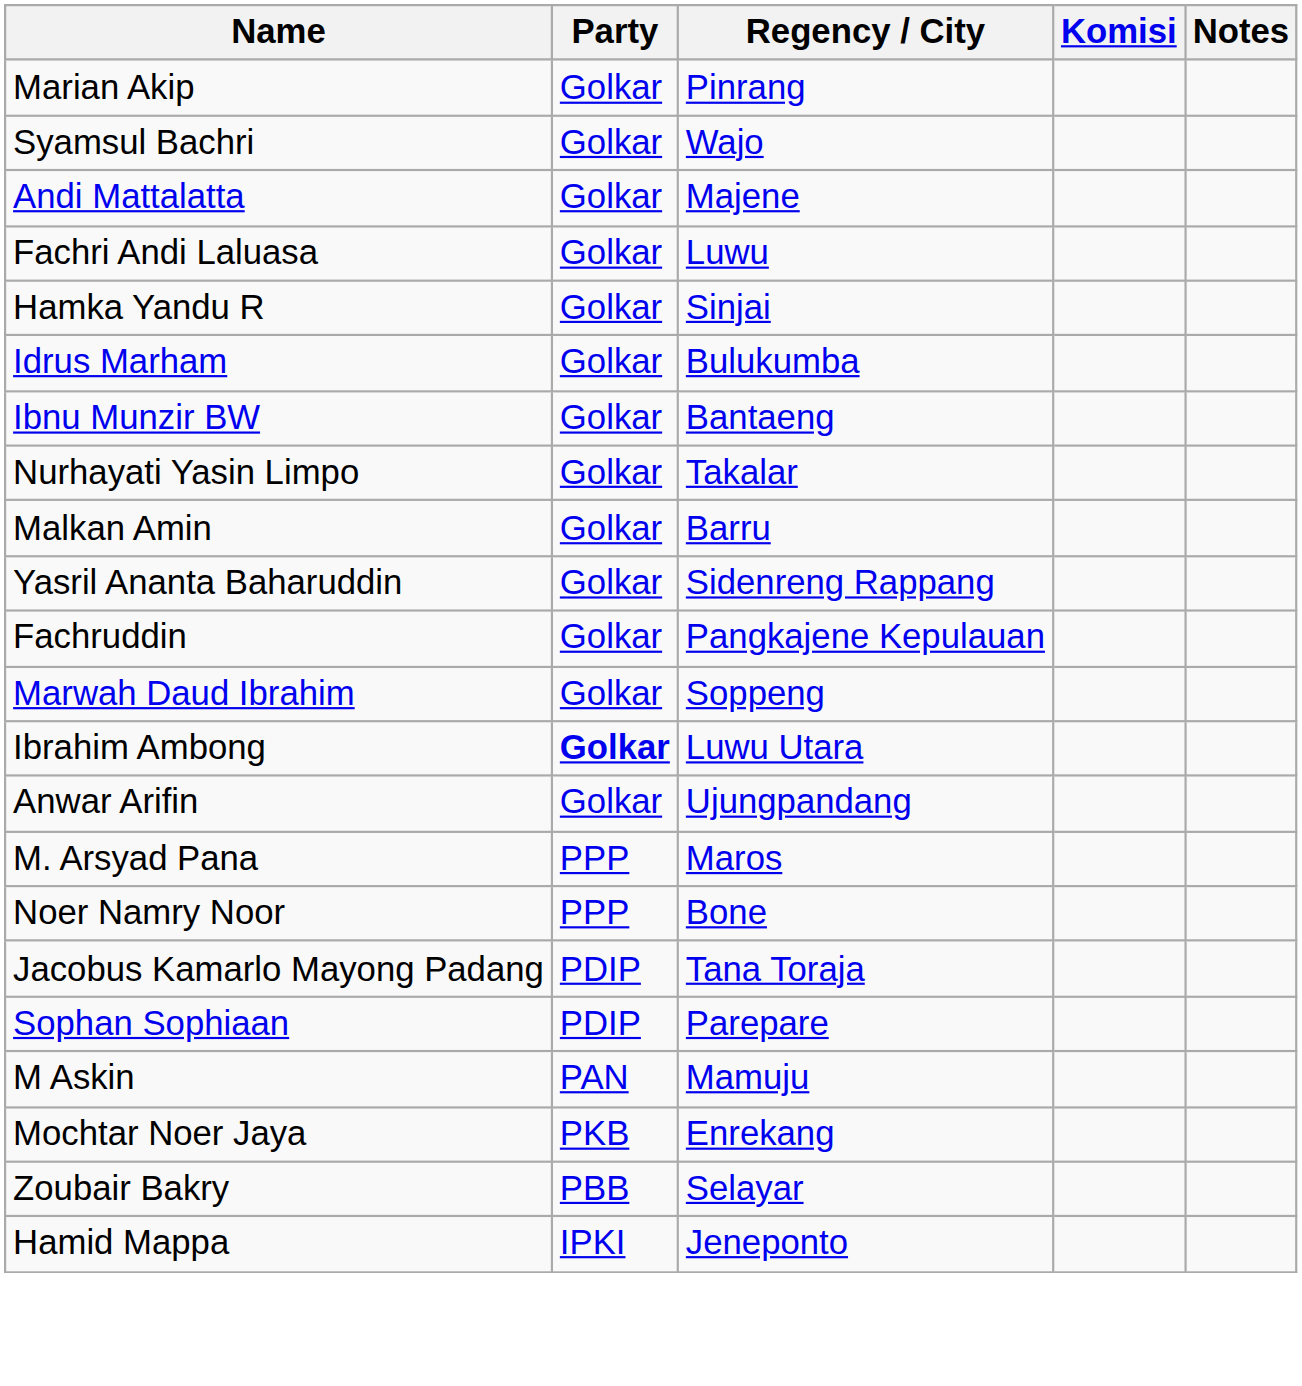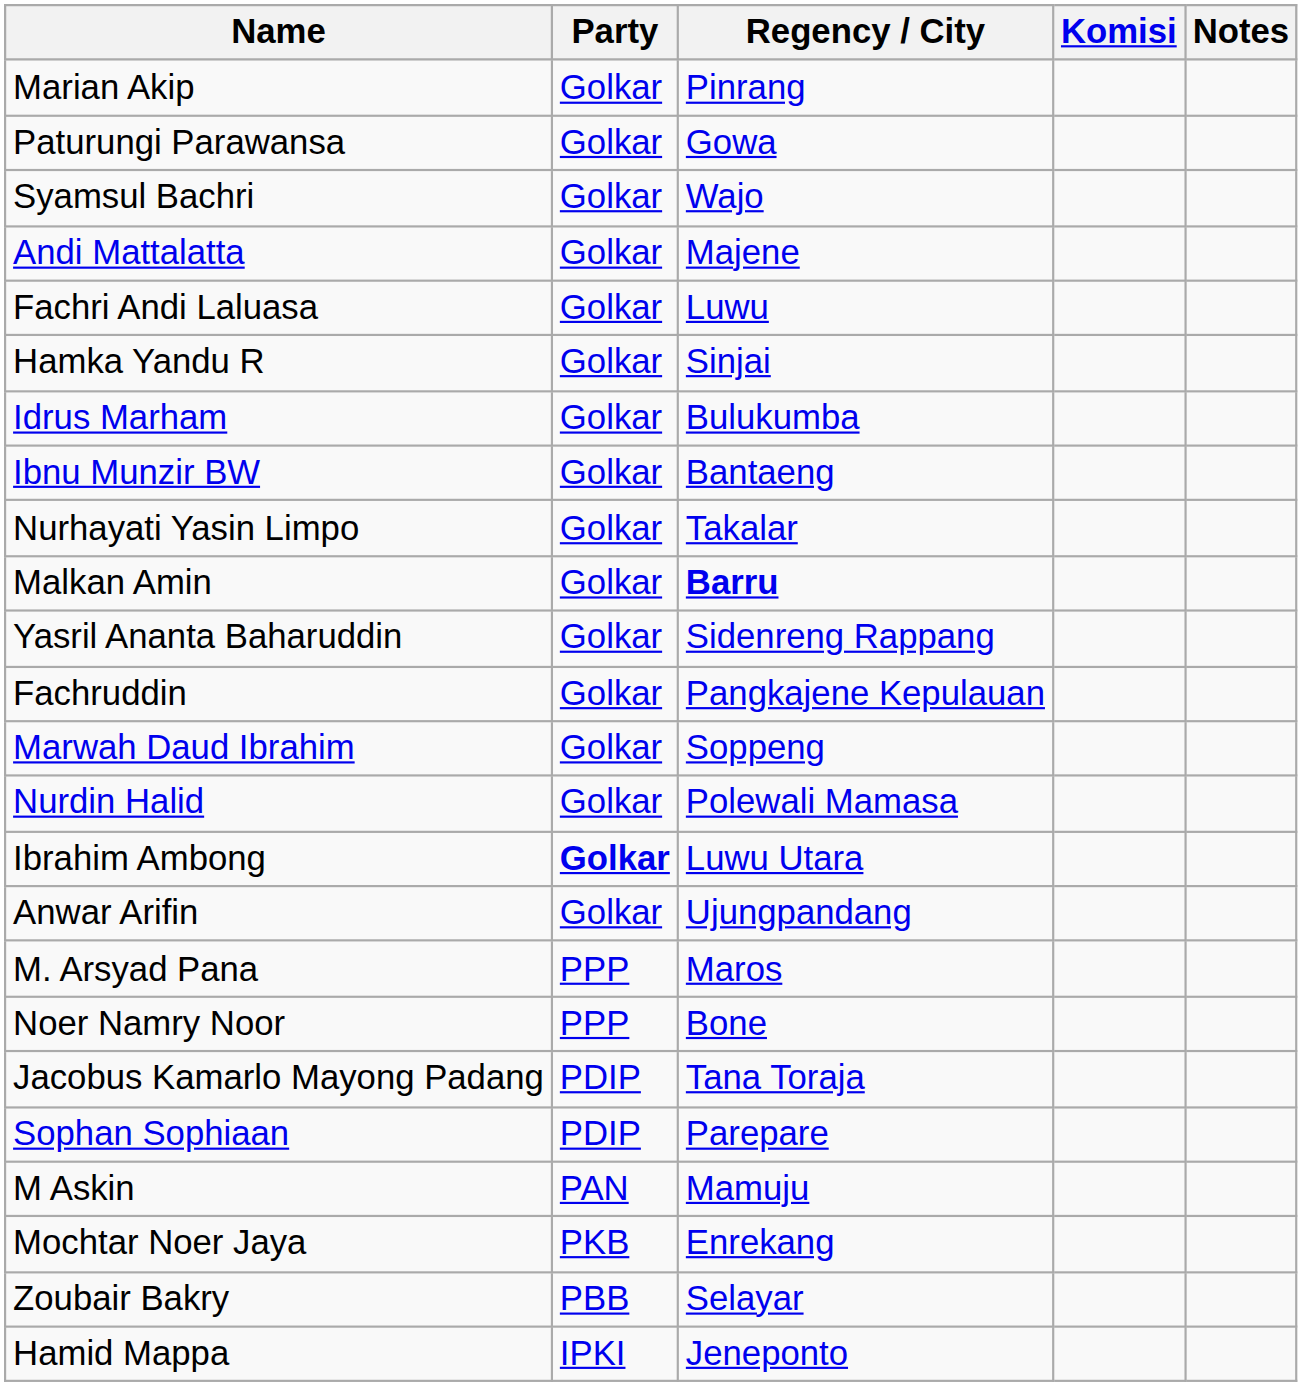+ row: (179, 142)
(728, 527) normal -> (732, 582) bold
+ row: (109, 802)
